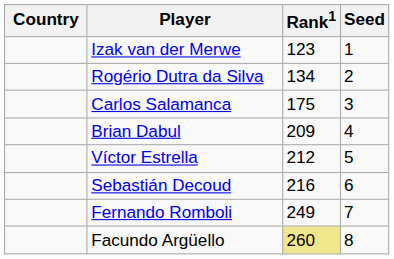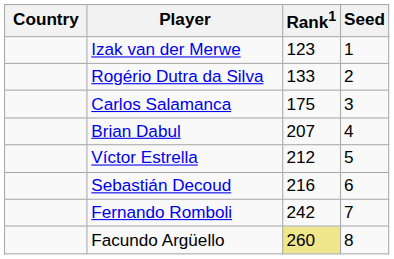(301, 77) 134 -> (301, 77) 133
(301, 131) 209 -> (301, 131) 207
(301, 212) 249 -> (301, 212) 242
